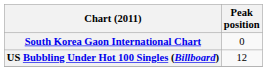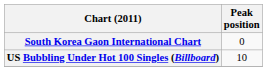(242, 58) 12 -> (242, 58) 10
